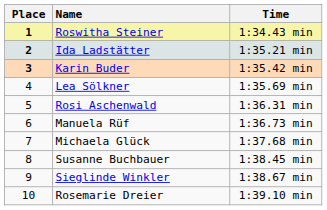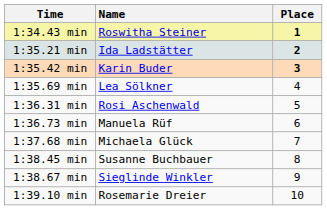columns swapped: (29, 14) <-> (276, 14)
